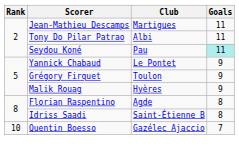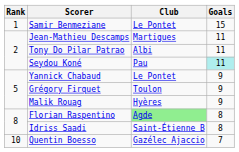+ row: (67, 25)
(143, 102) no background -> (143, 115) lightgreen background
